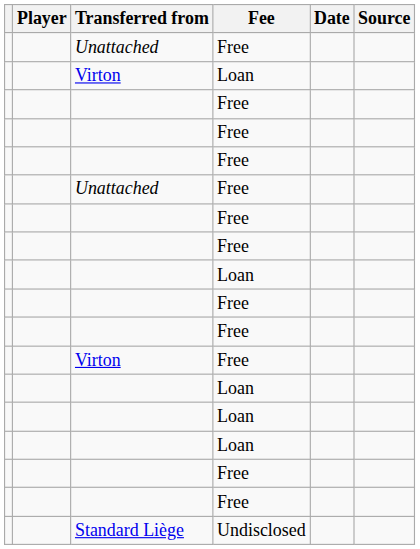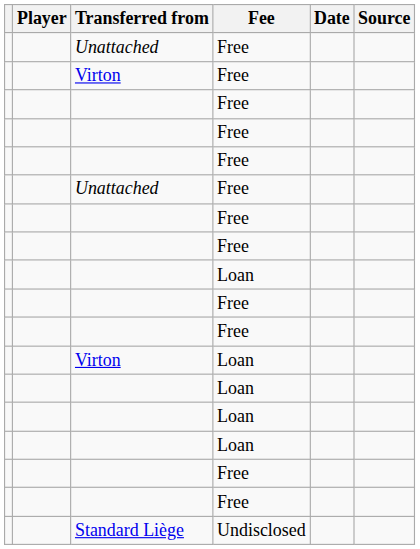rows swapped: (98, 359) <-> (98, 75)
